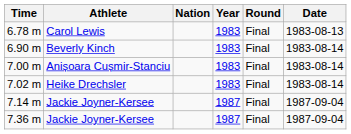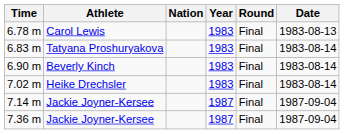+ row: (24, 48)
- row: (24, 66)
